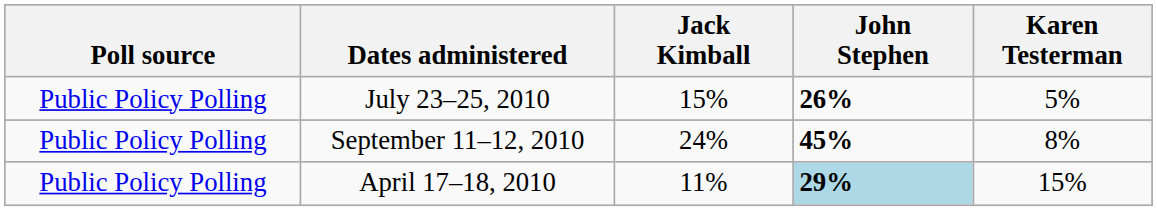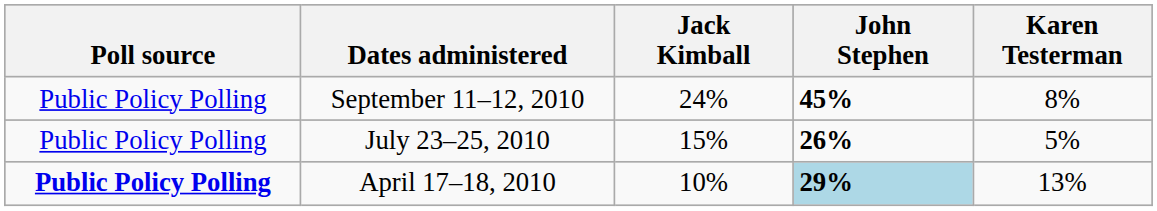rows swapped: (457, 140) <-> (457, 98)
(153, 182) normal -> (153, 182) bold
(704, 182) 11% -> (704, 182) 10%
(1062, 182) 15% -> (1062, 182) 13%
